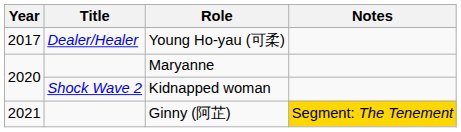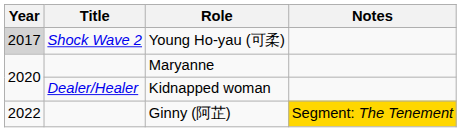(24, 40) no background -> (24, 40) lightgrey background
(93, 40) Dealer/Healer -> (95, 40) Shock Wave 2
(95, 88) Shock Wave 2 -> (93, 88) Dealer/Healer
(24, 113) 2021 -> (24, 113) 2022
